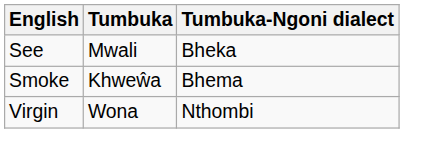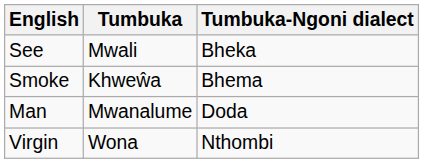+ row: (28, 111)
